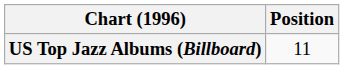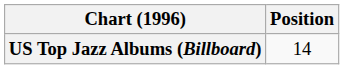(302, 48) 11 -> (302, 48) 14
